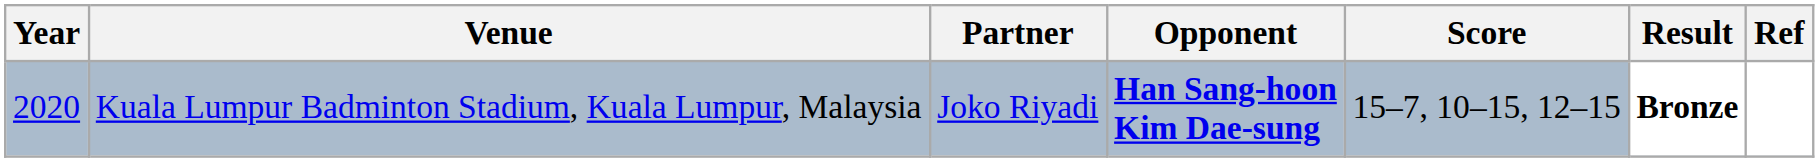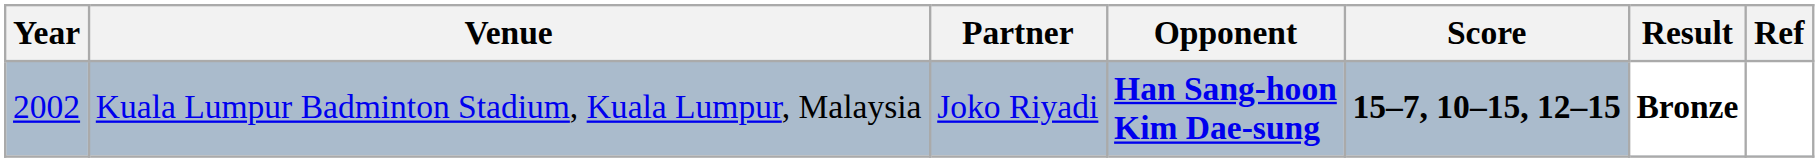(47, 107) 2020 -> (47, 107) 2002
(1487, 107) normal -> (1487, 107) bold
